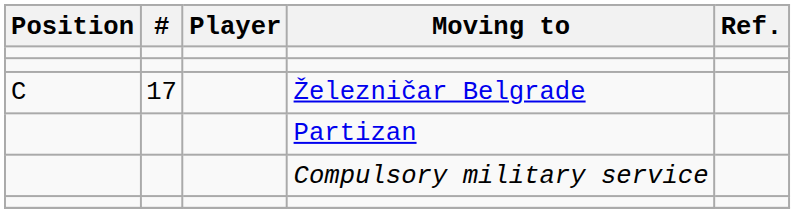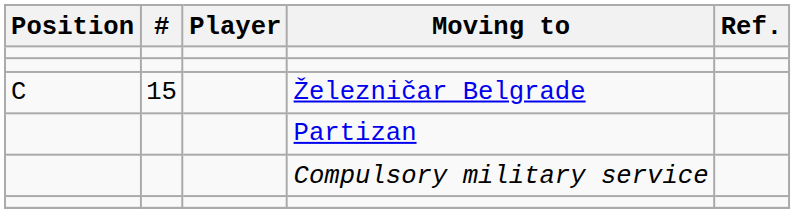(162, 92) 17 -> (162, 92) 15
